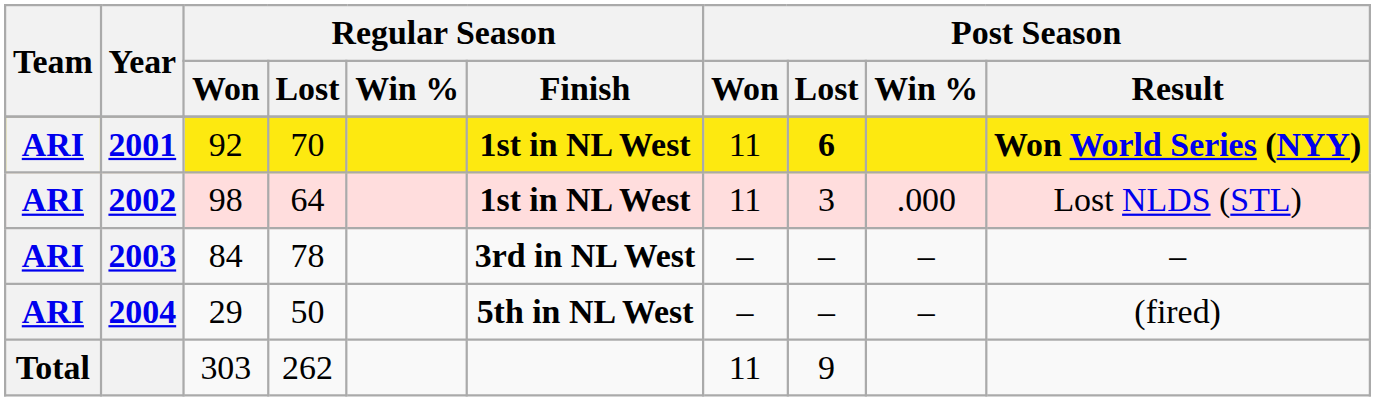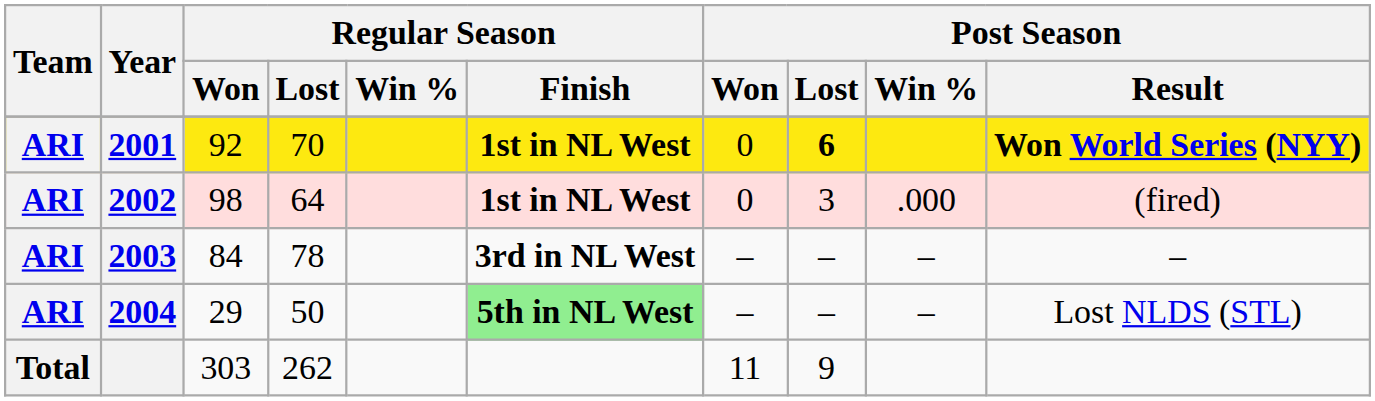(745, 144) 11 -> (745, 144) 0
(745, 200) 11 -> (745, 200) 0
(1178, 200) Lost NLDS (STL) -> (1178, 200) (fired)
(585, 312) no background -> (585, 312) lightgreen background
(1178, 312) (fired) -> (1178, 312) Lost NLDS (STL)
